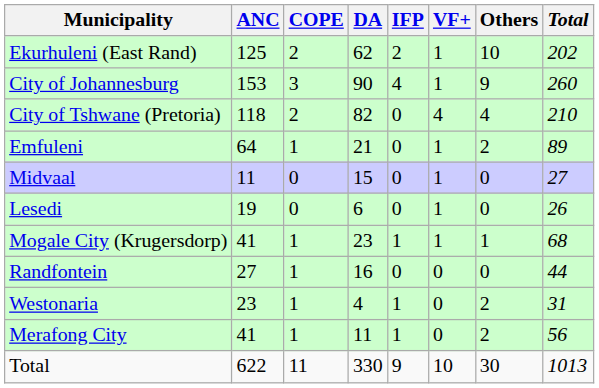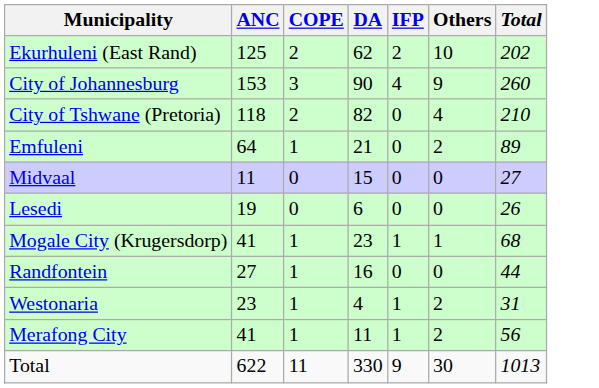- column: (452, 20)
